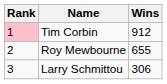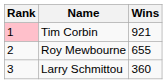(141, 32) 912 -> (141, 32) 921
(141, 69) 306 -> (141, 69) 360
